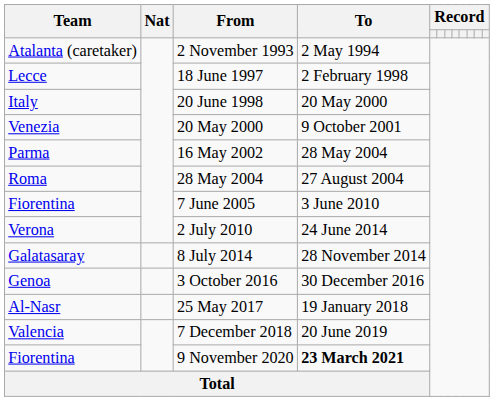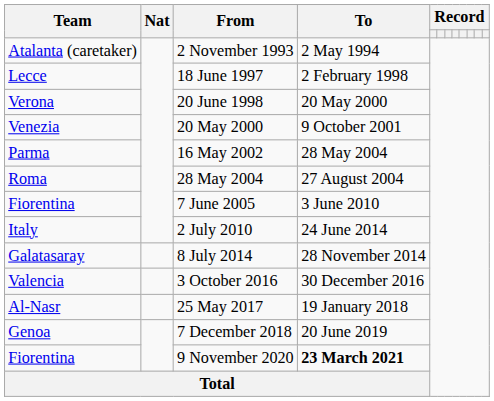(23, 101) Italy -> (31, 101) Verona
(31, 229) Verona -> (23, 229) Italy
(29, 281) Genoa -> (36, 281) Valencia
(36, 332) Valencia -> (29, 332) Genoa
